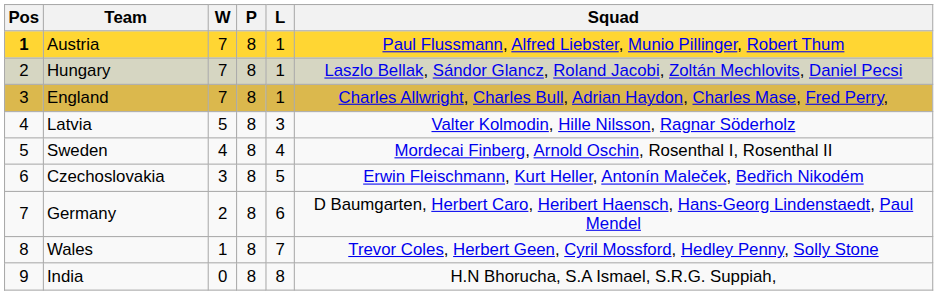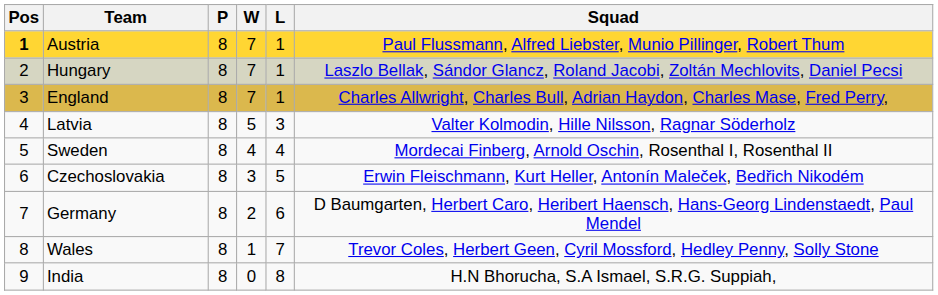columns swapped: (251, 17) <-> (223, 17)
